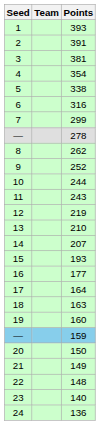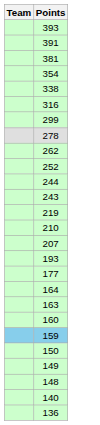- column: (18, 12)
